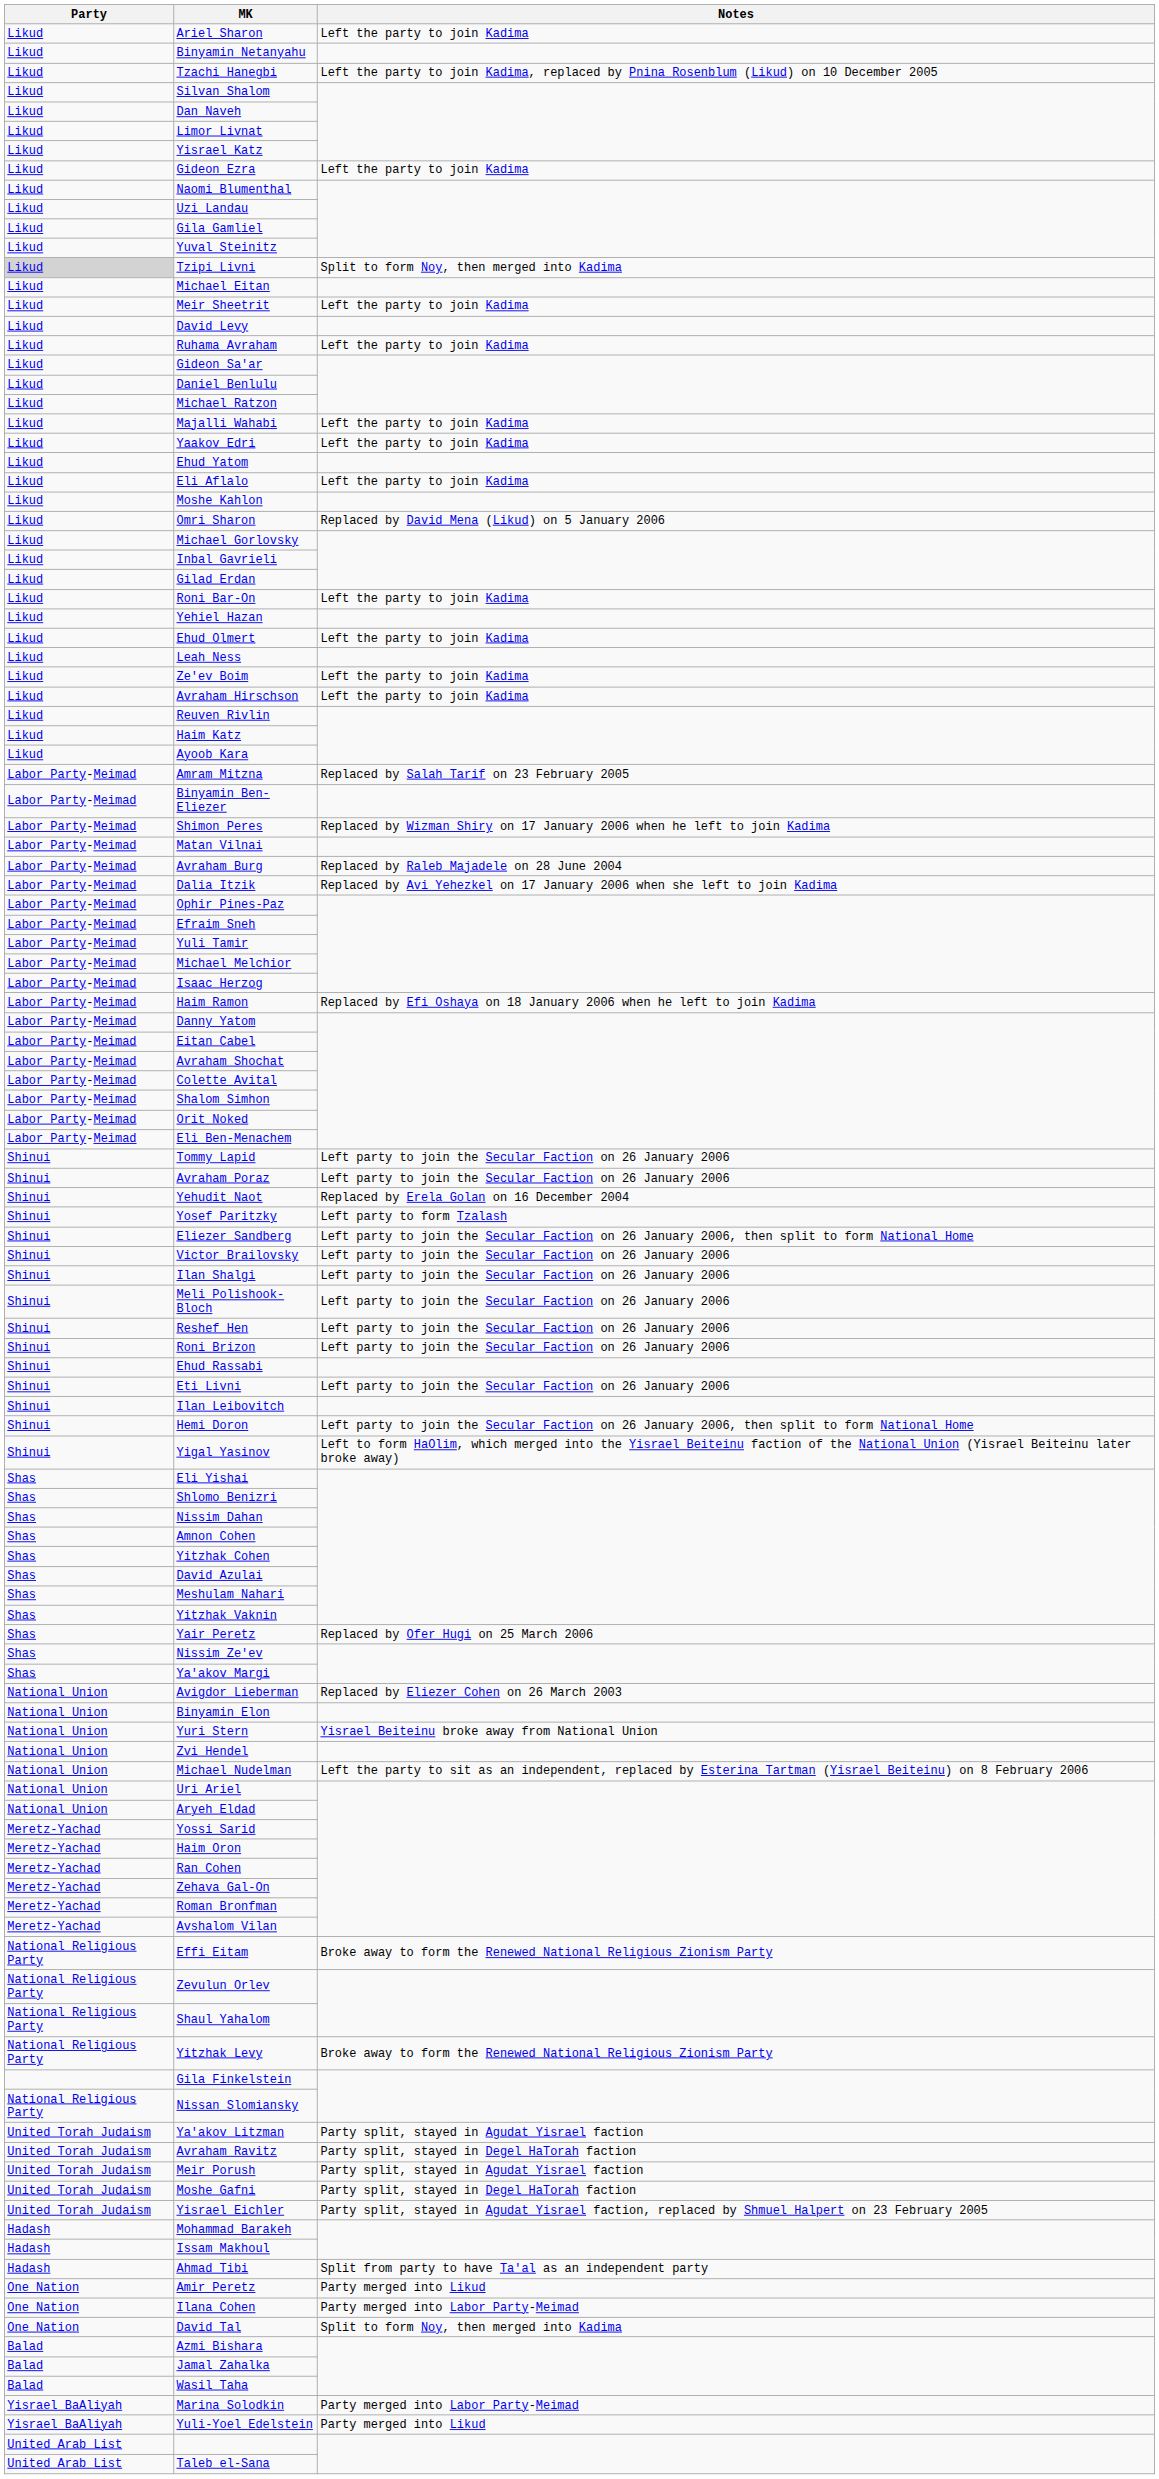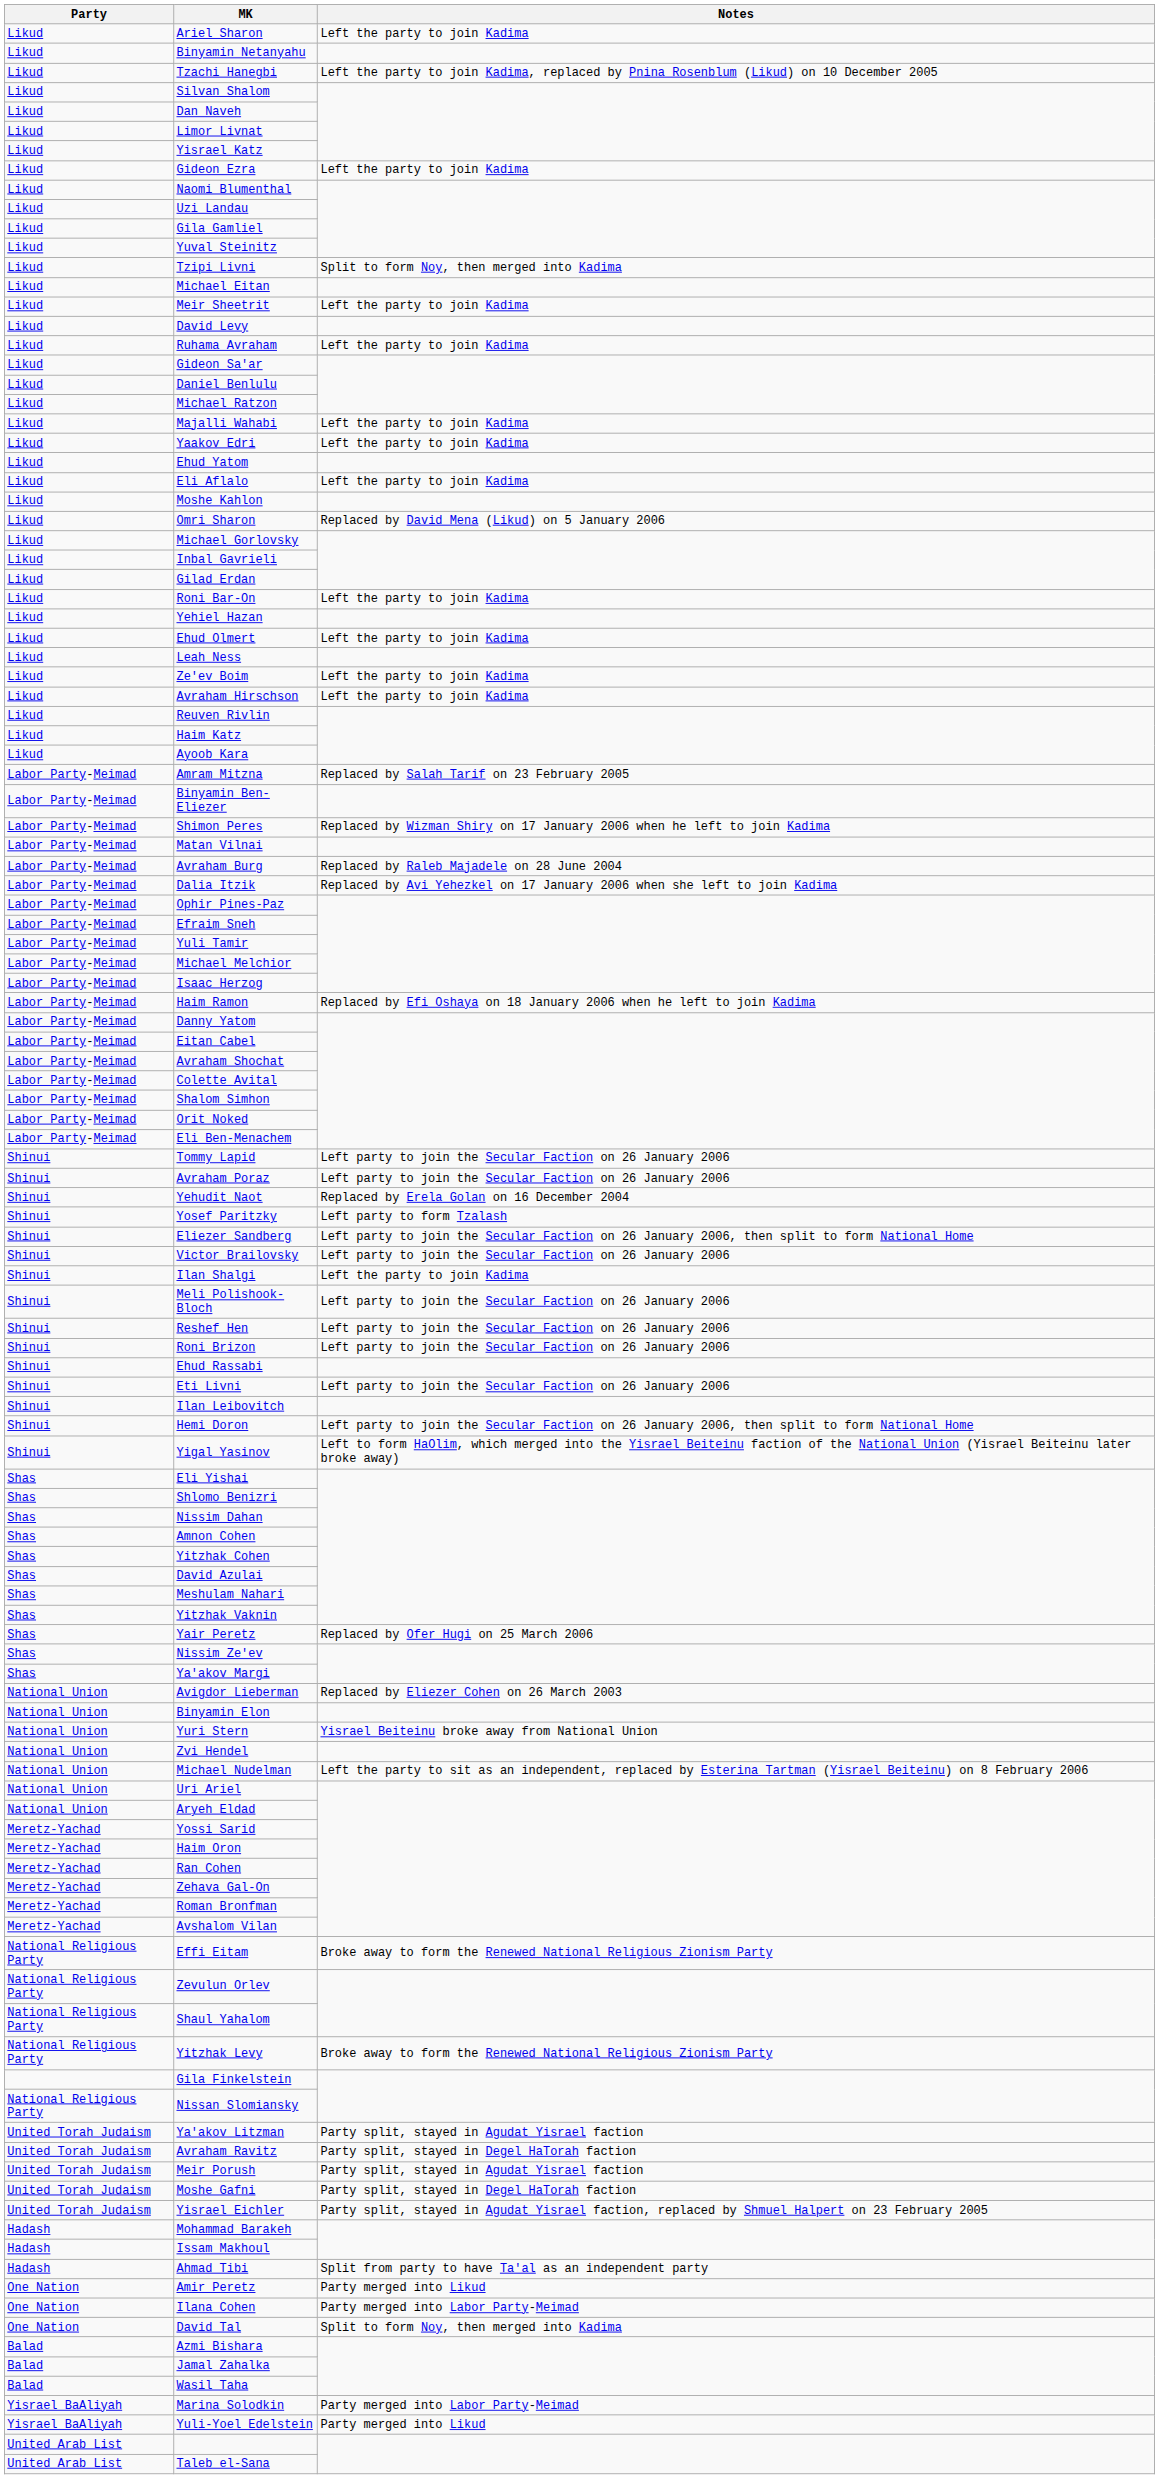(25, 268) lightgrey background -> (25, 268) no background
(525, 1276) Left party to join the Secular Faction on 26 January 2006 -> (425, 1276) Left the party to join Kadima
